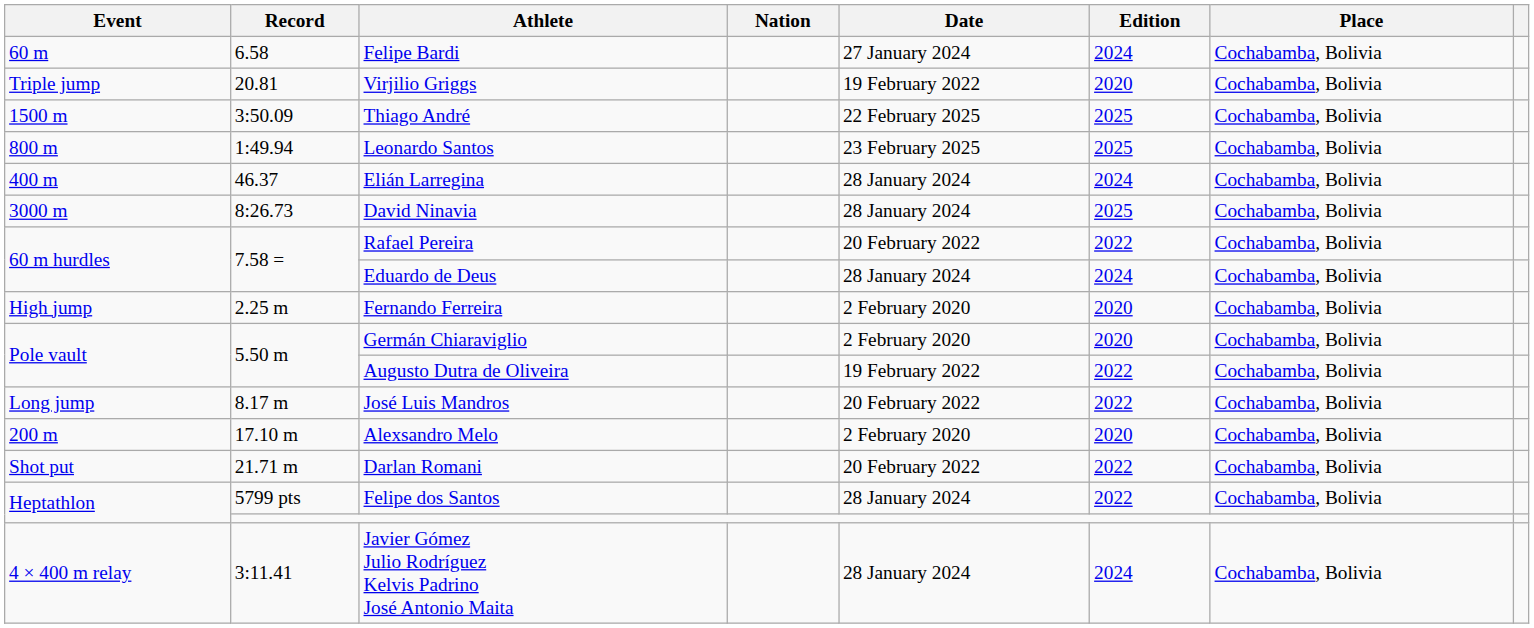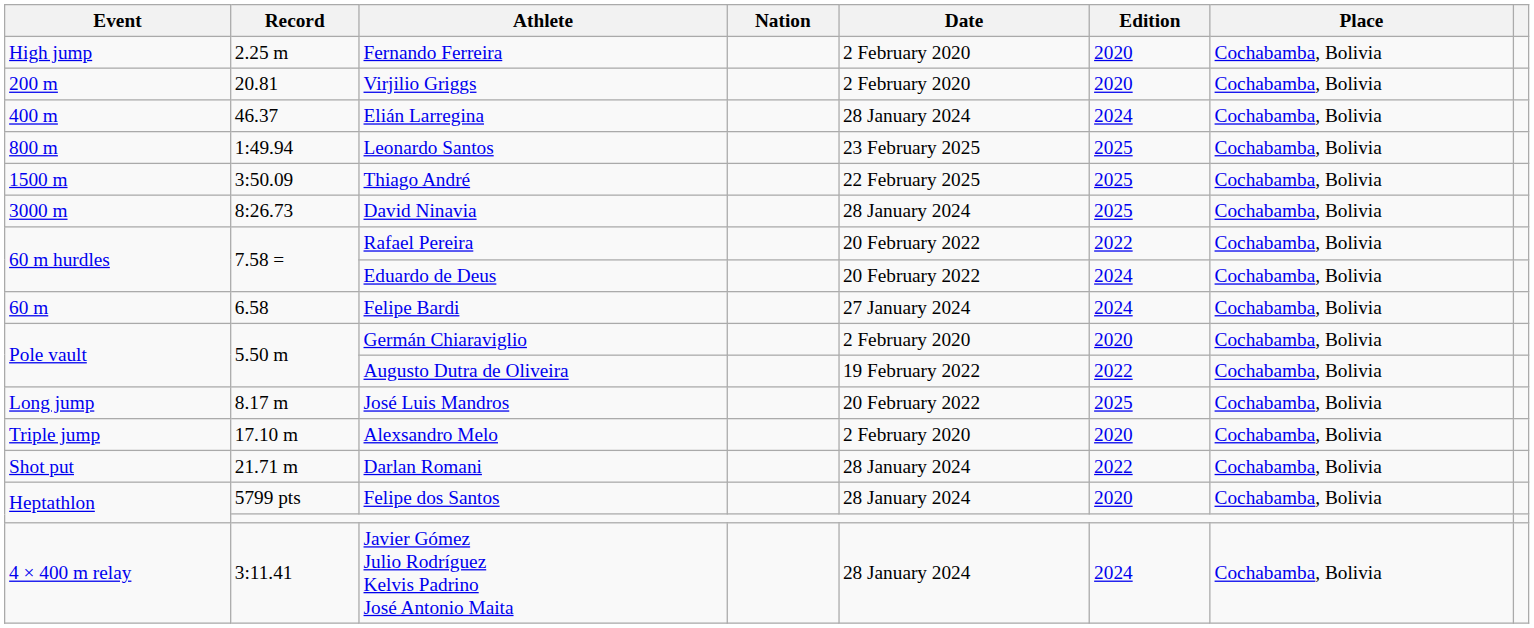rows swapped: (411, 52) <-> (433, 307)
(55, 84) Triple jump -> (34, 84) 200 m
(911, 84) 19 February 2022 -> (907, 84) 2 February 2020
rows swapped: (424, 179) <-> (417, 116)
(907, 275) 28 January 2024 -> (911, 275) 20 February 2022
(1113, 402) 2022 -> (1113, 402) 2025
(34, 434) 200 m -> (55, 434) Triple jump
(911, 466) 20 February 2022 -> (907, 466) 28 January 2024
(1113, 498) 2022 -> (1113, 498) 2020
